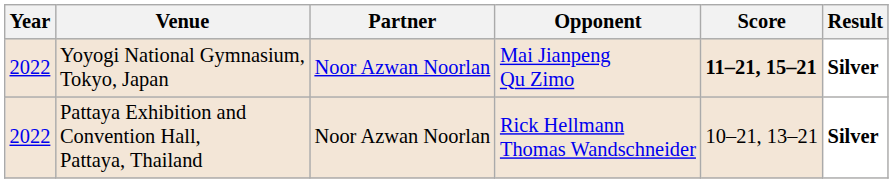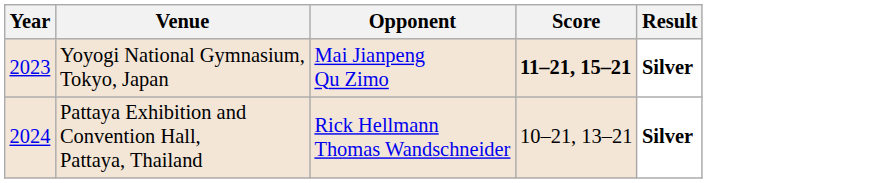- column: (402, 21)
(30, 67) 2022 -> (30, 67) 2023
(30, 137) 2022 -> (30, 137) 2024
